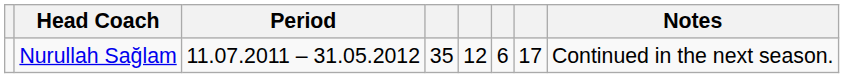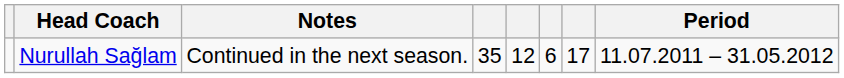columns swapped: (303, 21) <-> (693, 21)
